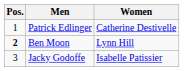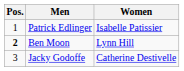(136, 27) Catherine Destivelle -> (129, 27) Isabelle Patissier
(129, 58) Isabelle Patissier -> (136, 58) Catherine Destivelle
